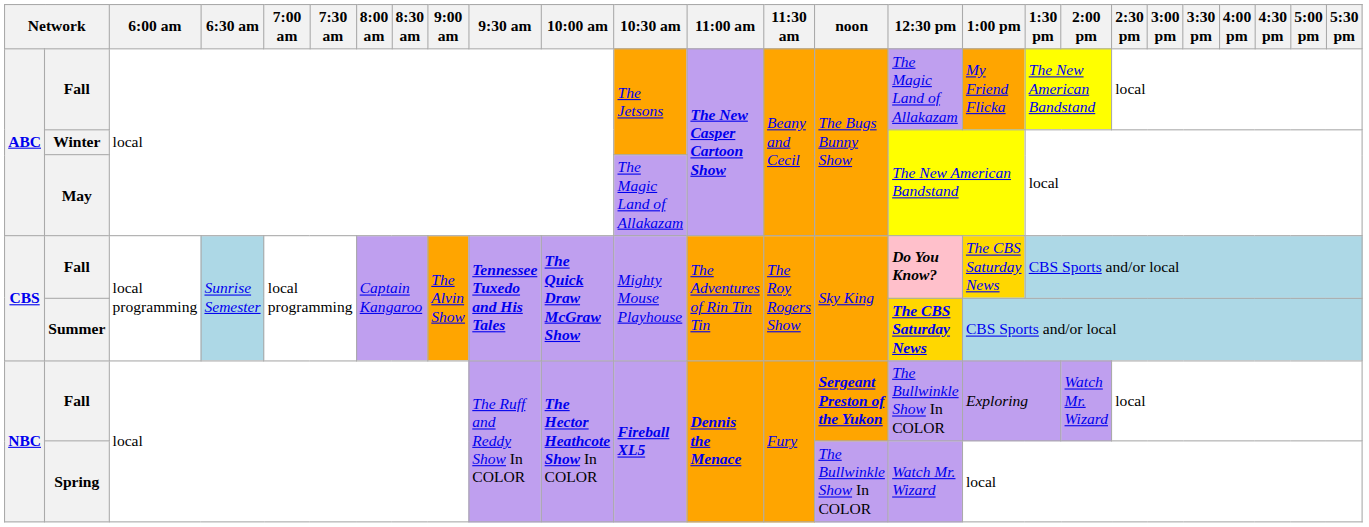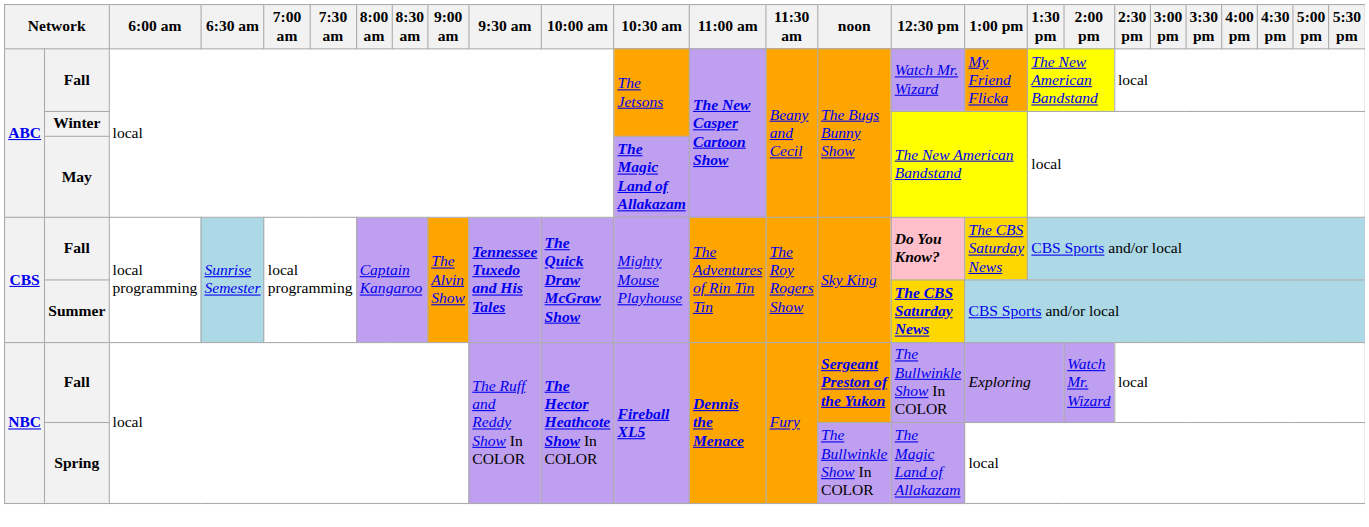(925, 89) The Magic Land of Allakazam -> (926, 80) Watch Mr. Wizard
(650, 195) normal -> (652, 177) bold
(924, 481) Watch Mr. Wizard -> (928, 463) The Magic Land of Allakazam
